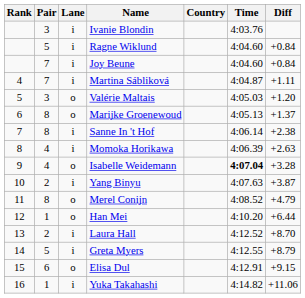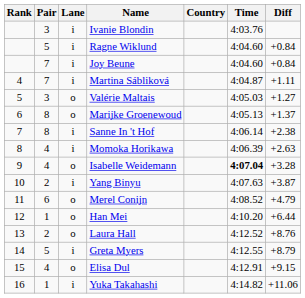(283, 98) +1.20 -> (283, 98) +1.27
(47, 200) 8 -> (47, 200) 6
(73, 234) i -> (73, 234) o
(283, 234) +8.70 -> (283, 234) +8.76
(47, 268) 6 -> (47, 268) 4
